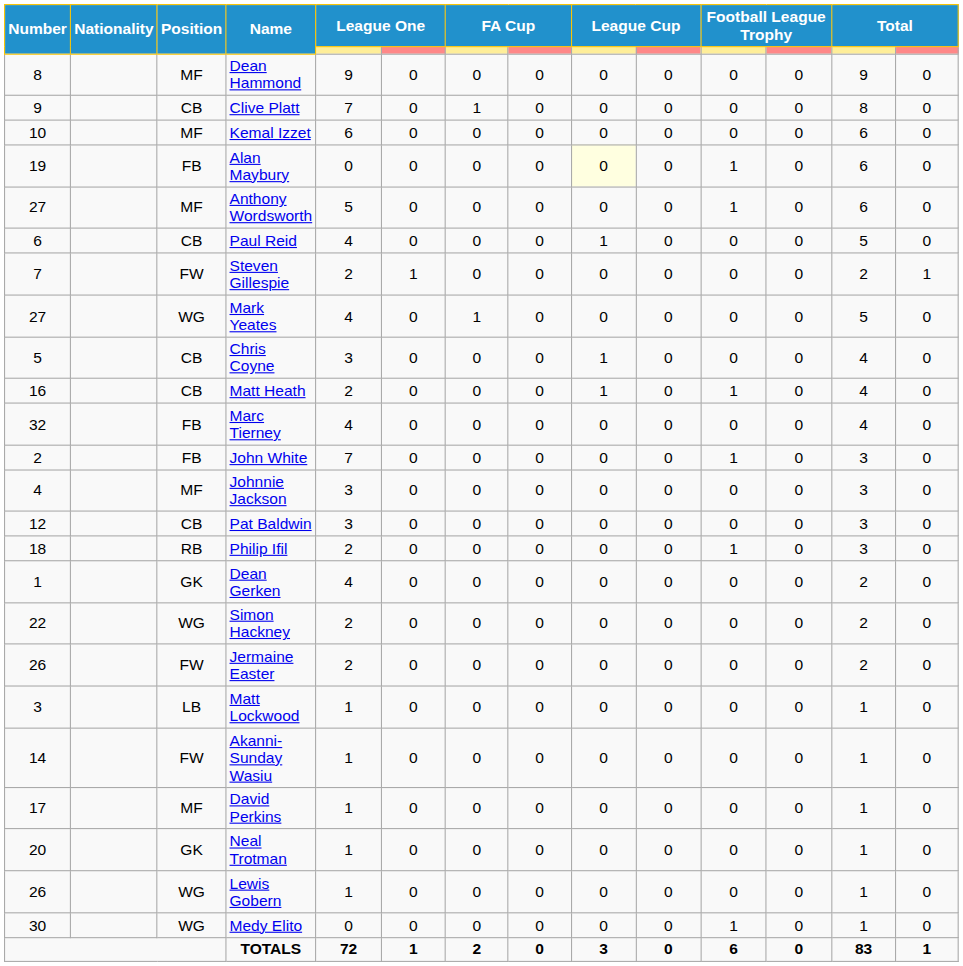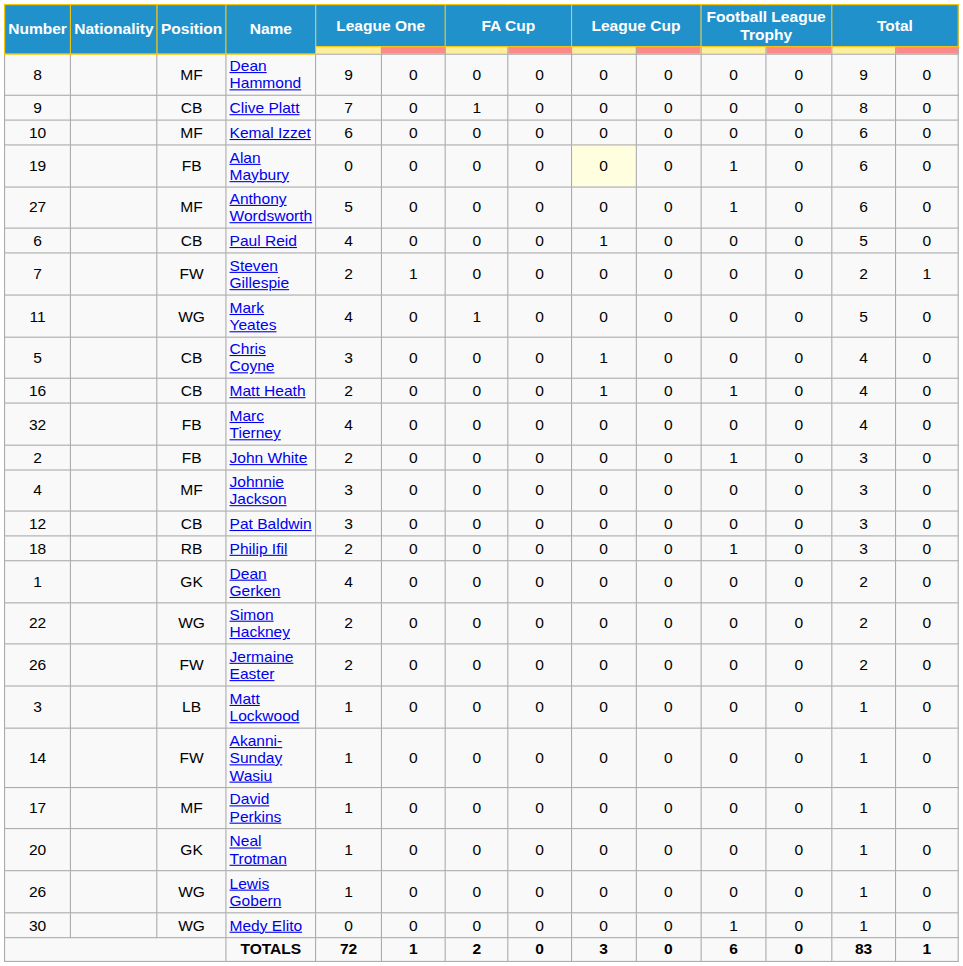(38, 316) 27 -> (38, 316) 11
(349, 458) 7 -> (349, 458) 2
